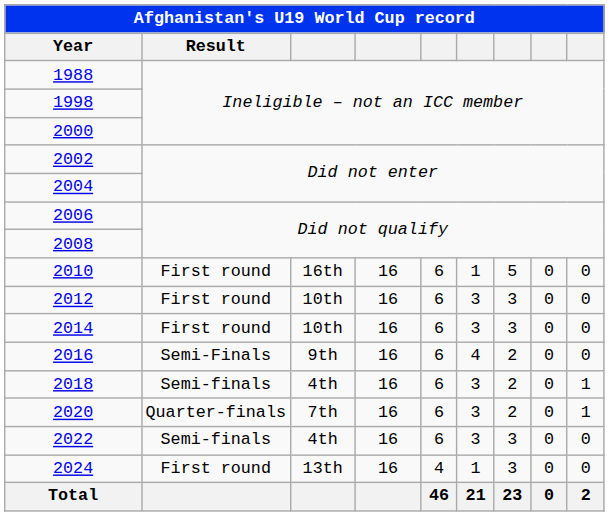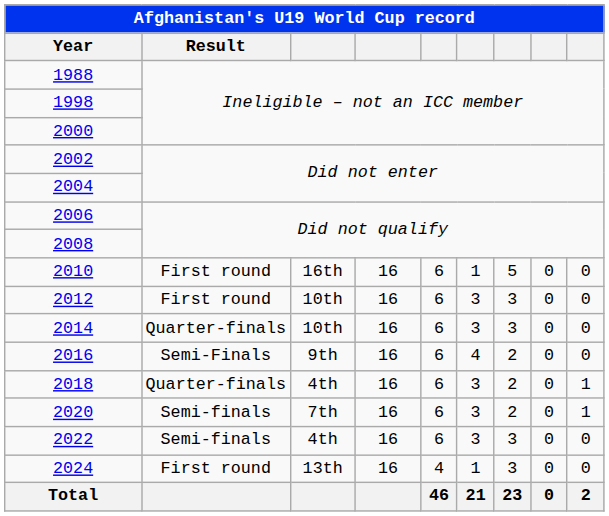(216, 328) First round -> (216, 328) Quarter-finals
(216, 384) Semi-finals -> (216, 384) Quarter-finals
(216, 412) Quarter-finals -> (216, 412) Semi-finals
